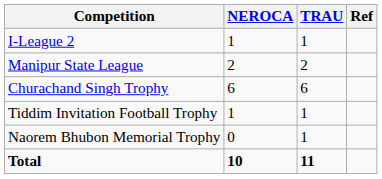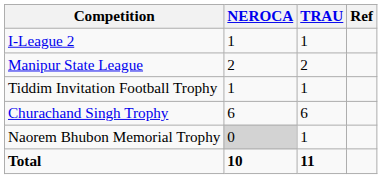rows swapped: (88, 88) <-> (113, 112)
(231, 137) no background -> (231, 137) lightgrey background
